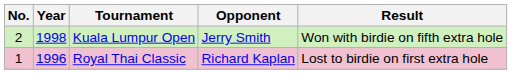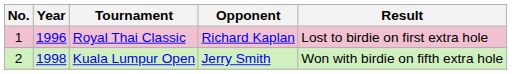rows swapped: (129, 59) <-> (134, 37)
